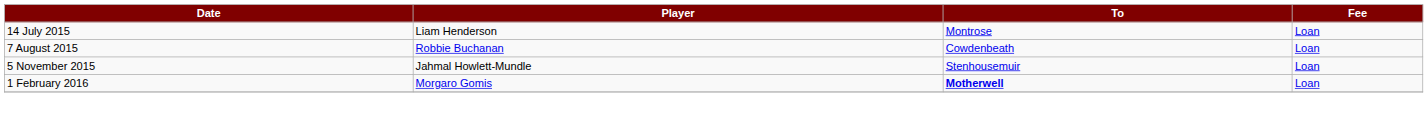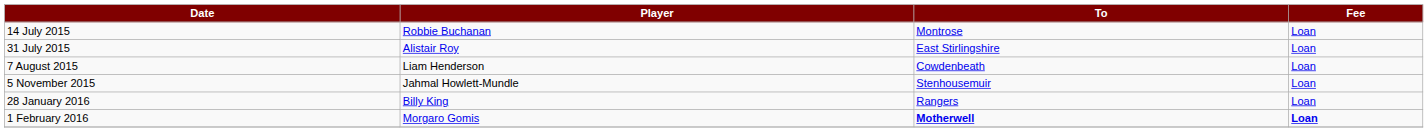(456, 31) Liam Henderson -> (447, 31) Robbie Buchanan
+ row: (38, 48)
(460, 48) Robbie Buchanan -> (444, 66) Liam Henderson
+ row: (48, 101)
(1307, 84) normal -> (1305, 119) bold
